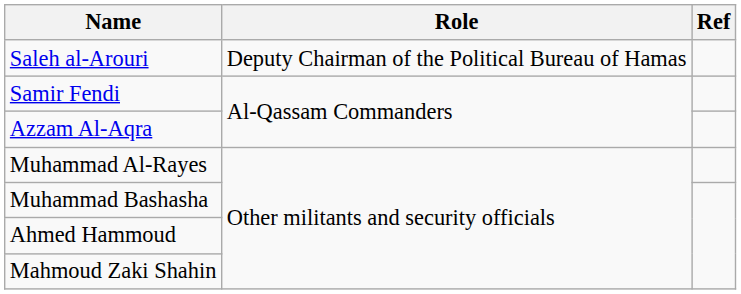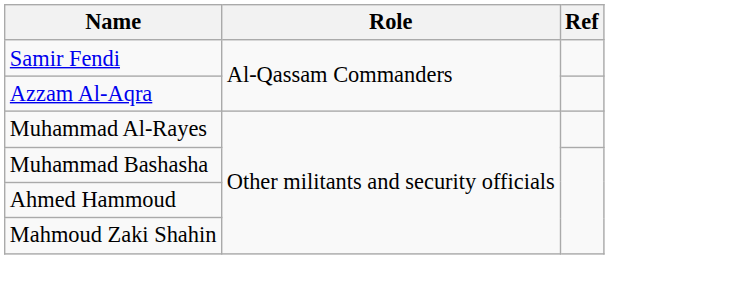- row: (79, 57)
